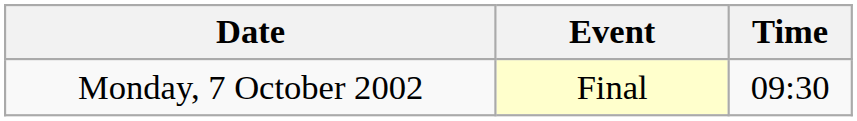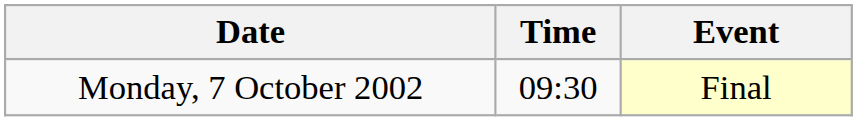columns swapped: (790, 31) <-> (612, 31)
